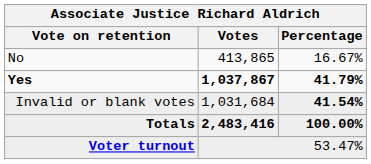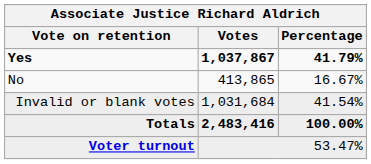rows swapped: (20, 82) <-> (16, 60)
(338, 104) bold -> (338, 104) normal
